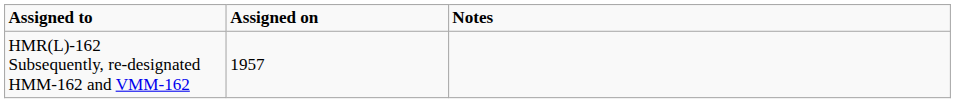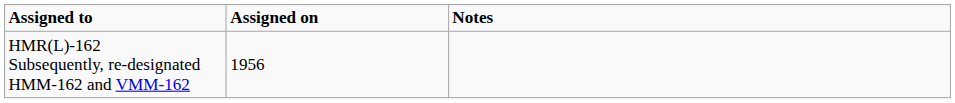(247, 64) 1957 -> (247, 64) 1956
